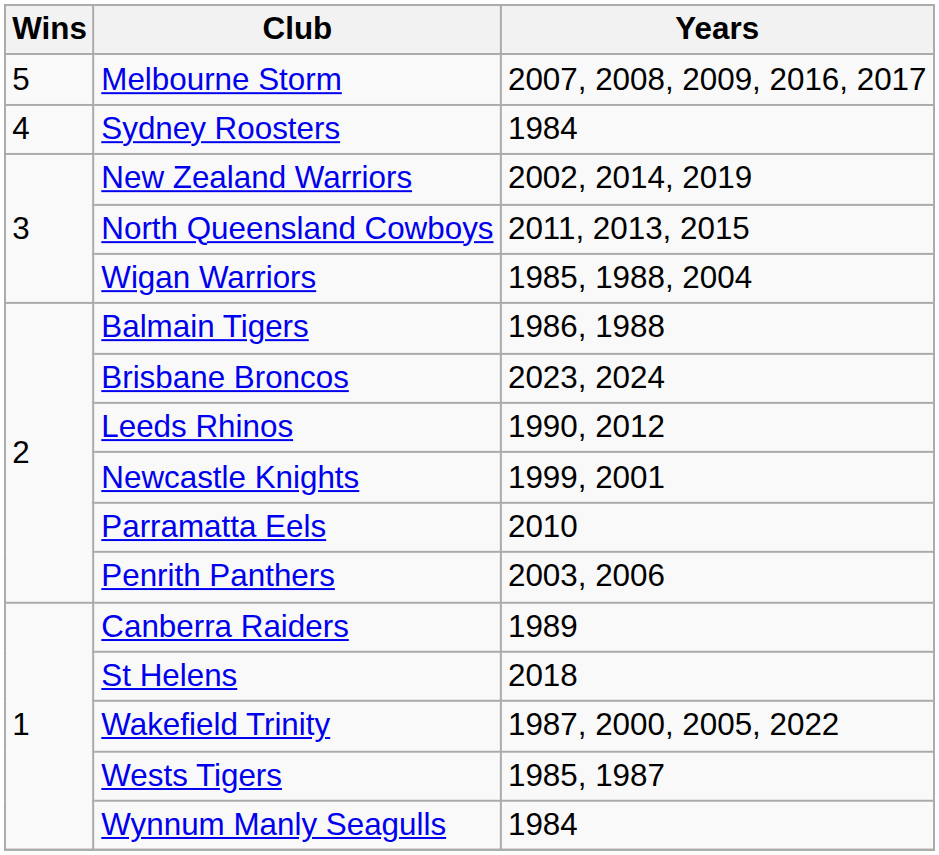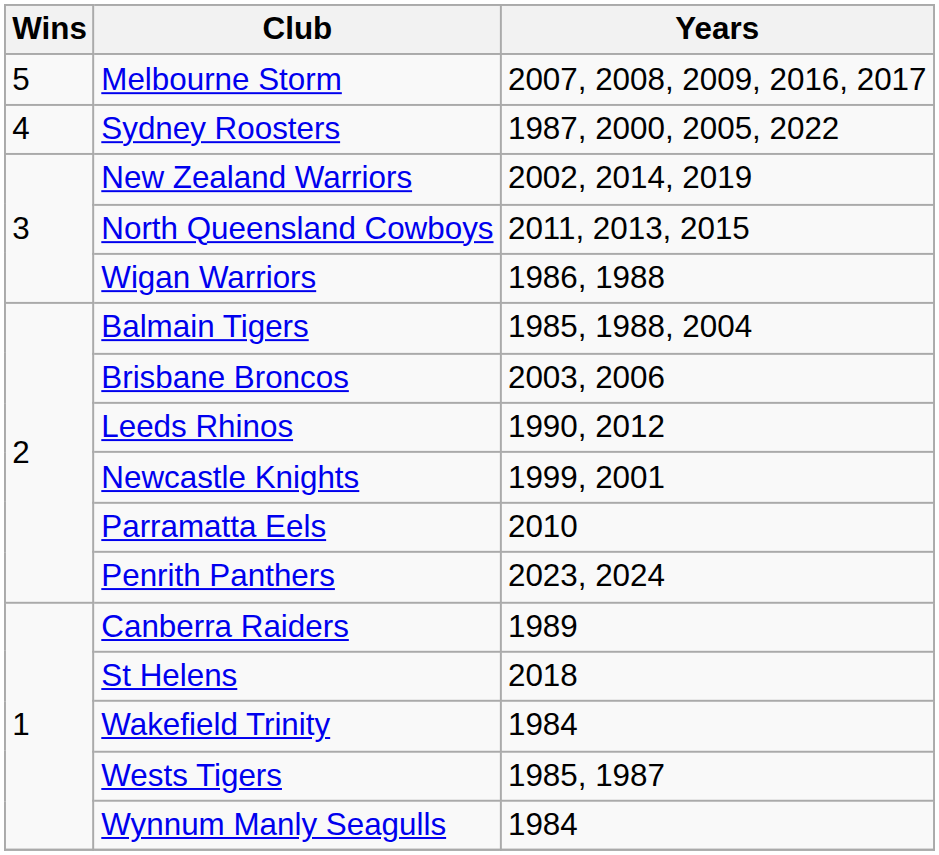(543, 128) 1984 -> (674, 128) 1987, 2000, 2005, 2022
(630, 278) 1985, 1988, 2004 -> (586, 278) 1986, 1988
(586, 327) 1986, 1988 -> (630, 327) 1985, 1988, 2004
(586, 377) 2023, 2024 -> (586, 377) 2003, 2006
(586, 576) 2003, 2006 -> (586, 576) 2023, 2024
(674, 725) 1987, 2000, 2005, 2022 -> (543, 725) 1984
